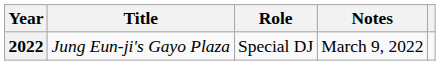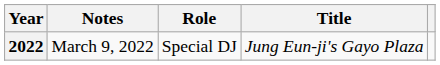columns swapped: (141, 18) <-> (372, 18)
